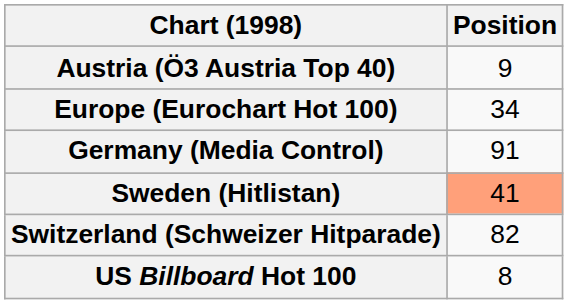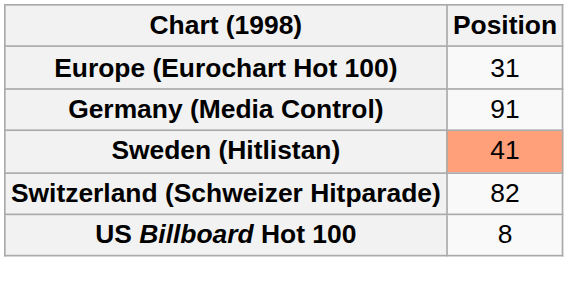- row: (226, 67)
(505, 109) 34 -> (505, 67) 31
